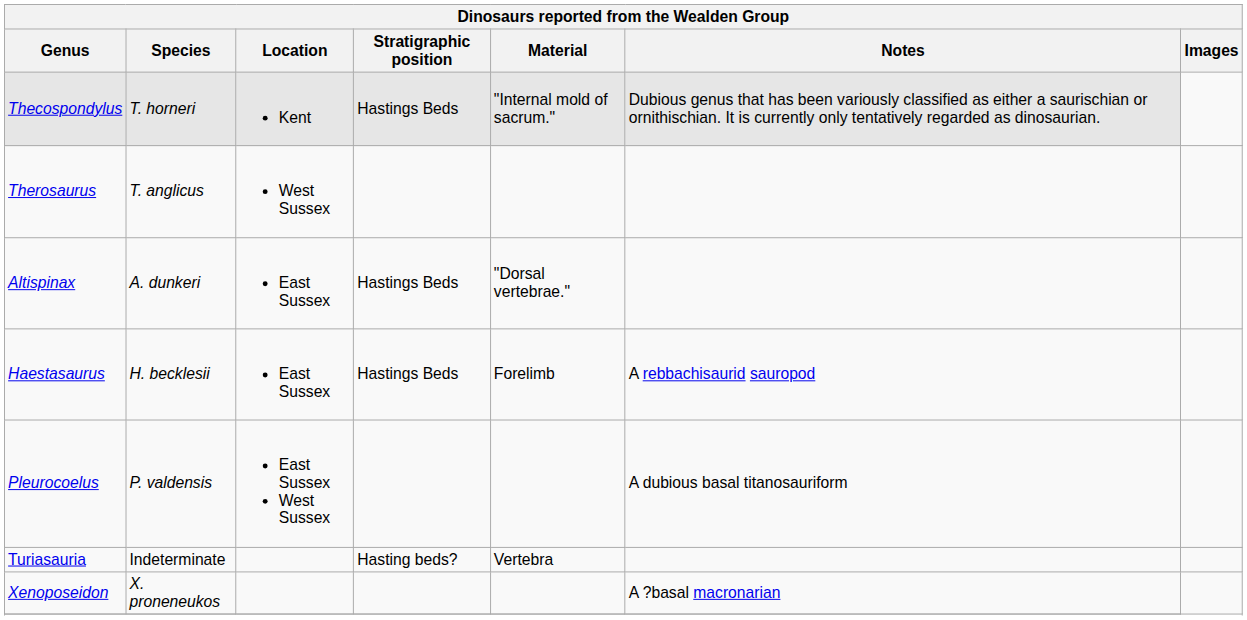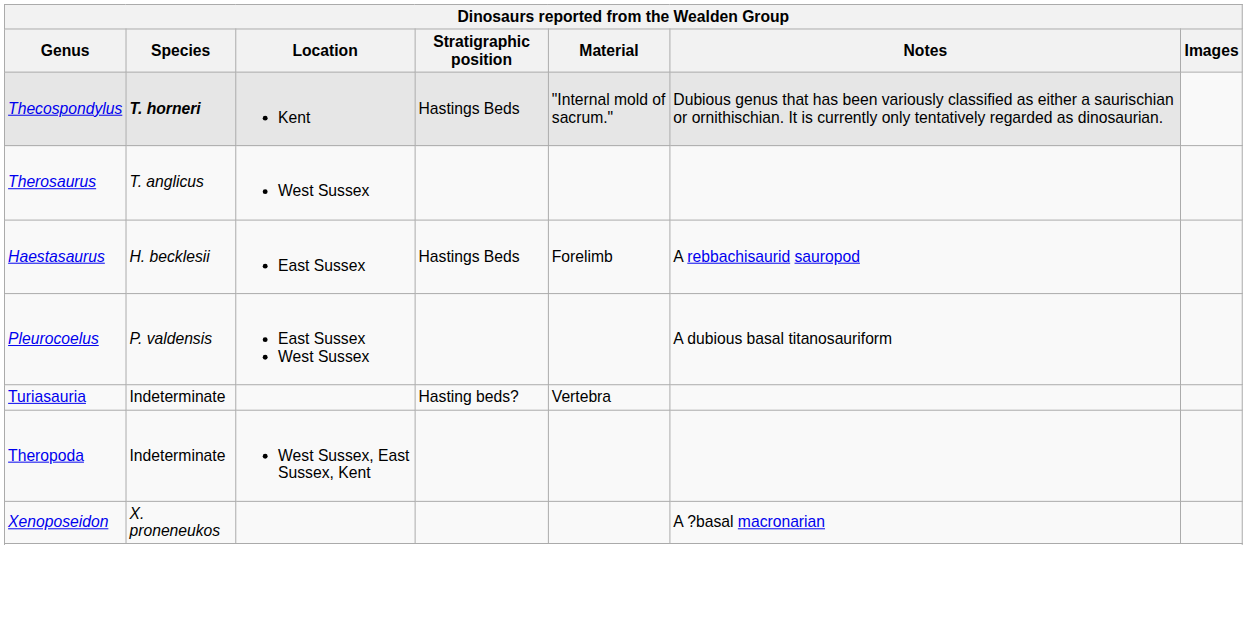(162, 108) normal -> (165, 108) bold
- row: (42, 283)
+ row: (46, 455)
